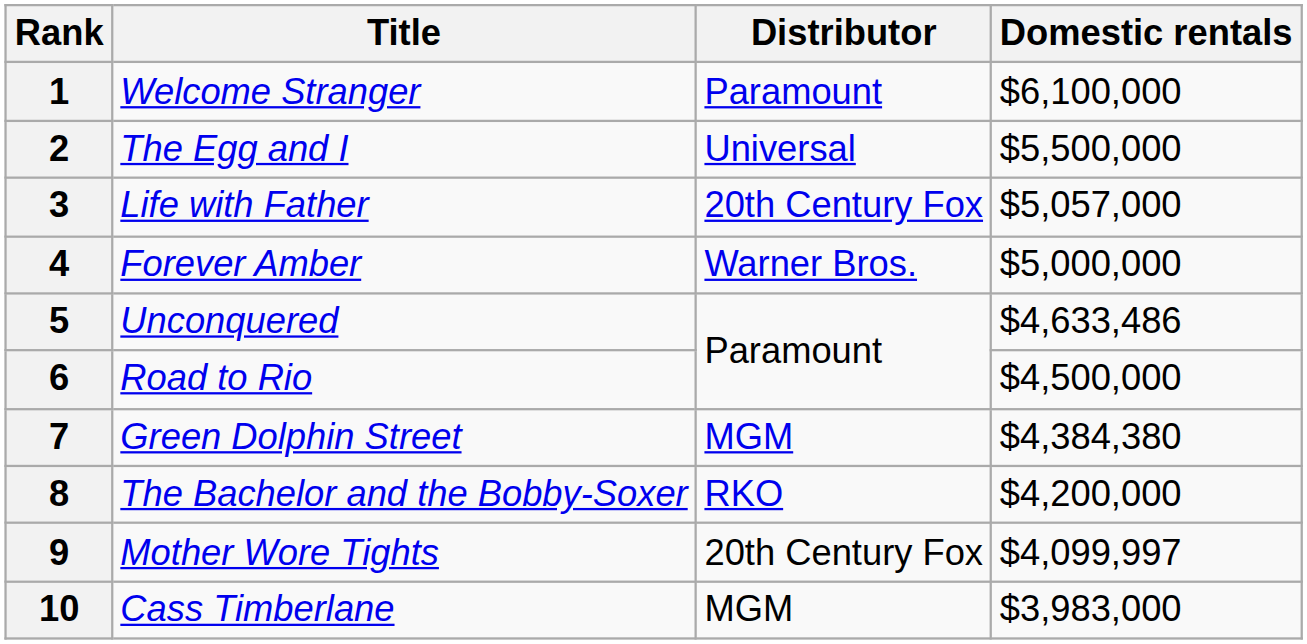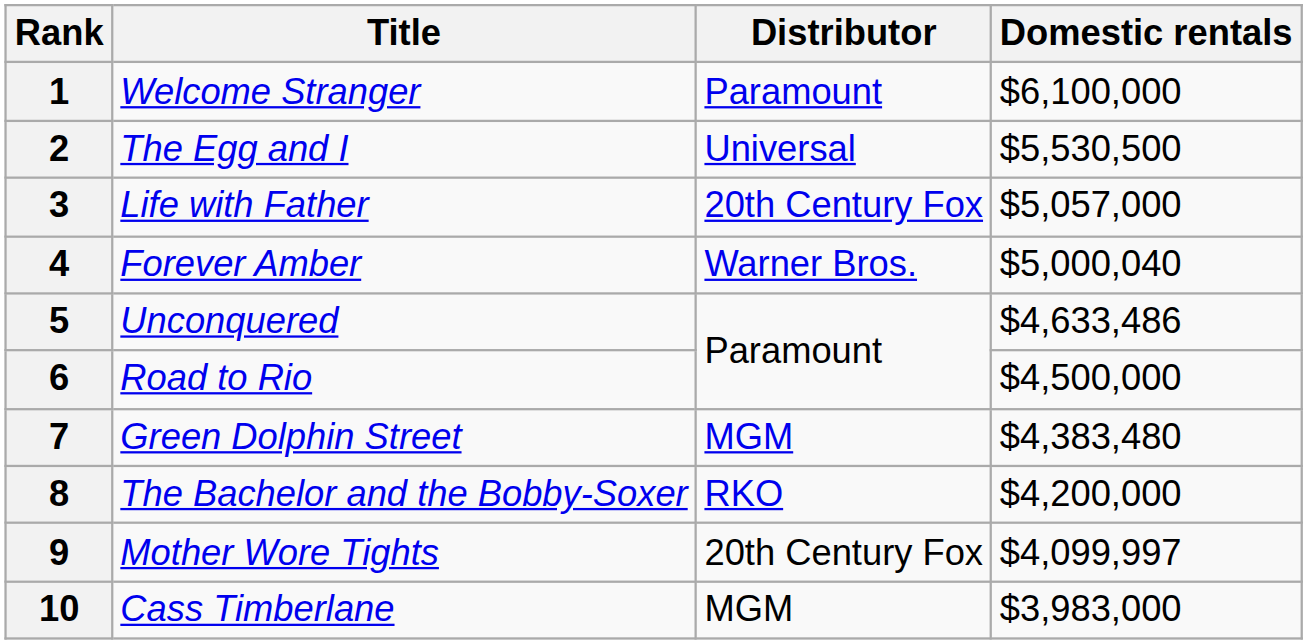(1091, 148) $5,500,000 -> (1091, 148) $5,530,500
(1091, 263) $5,000,000 -> (1091, 263) $5,000,040
(1091, 436) $4,384,380 -> (1091, 436) $4,383,480
